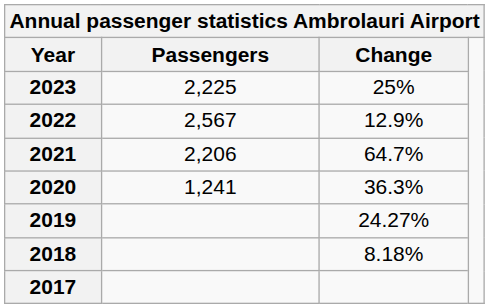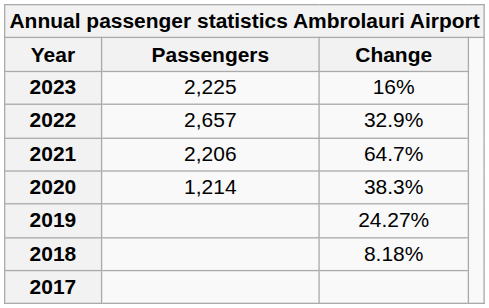(394, 87) 25% -> (394, 87) 16%
(210, 120) 2,567 -> (210, 120) 2,657
(394, 120) 12.9% -> (394, 120) 32.9%
(210, 187) 1,241 -> (210, 187) 1,214
(394, 187) 36.3% -> (394, 187) 38.3%
